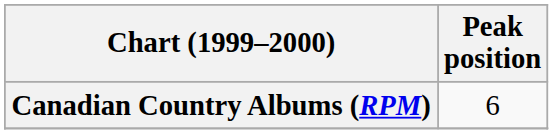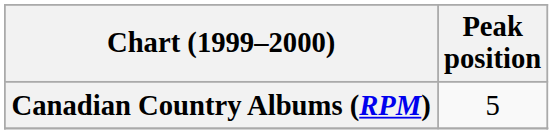(493, 104) 6 -> (493, 104) 5
